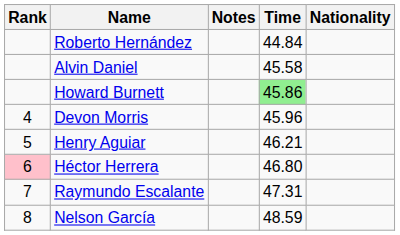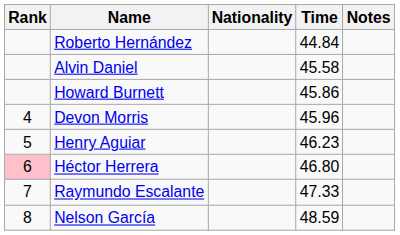columns swapped: (350, 17) <-> (234, 17)
(283, 92) lightgreen background -> (320, 92) no background
(283, 142) 46.21 -> (320, 142) 46.23
(283, 192) 47.31 -> (320, 192) 47.33
